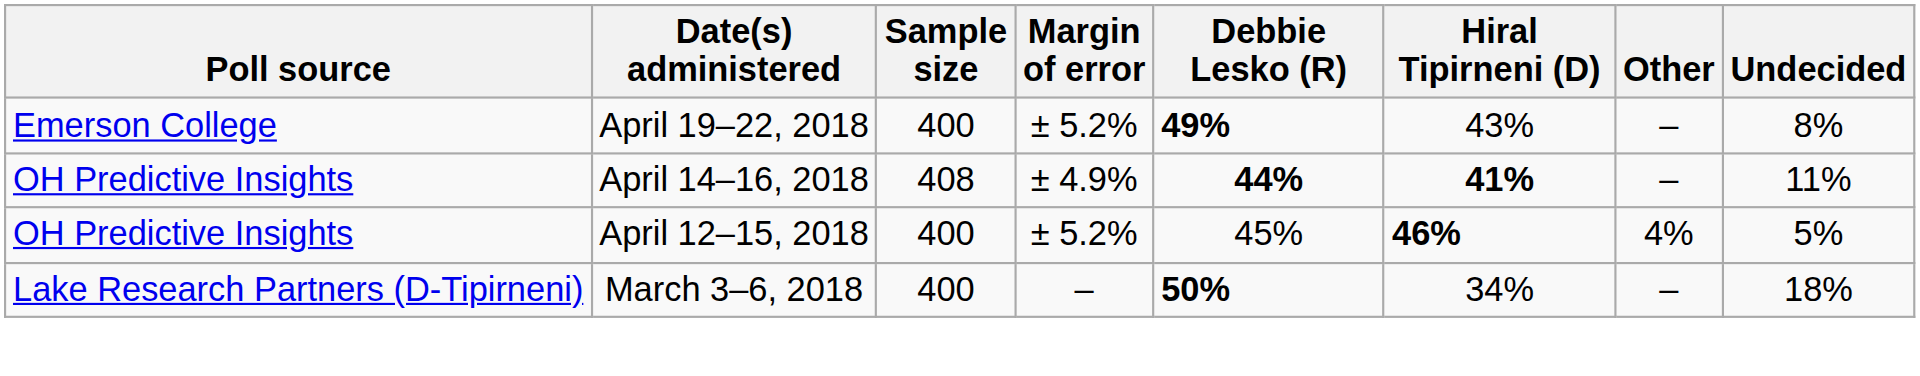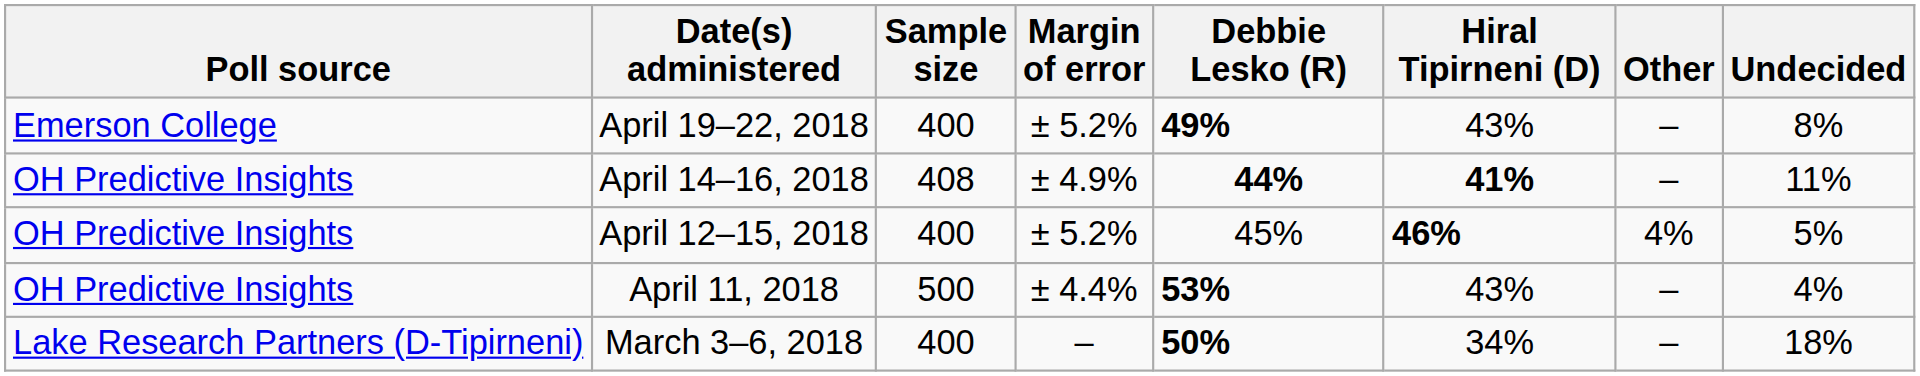+ row: (734, 288)
